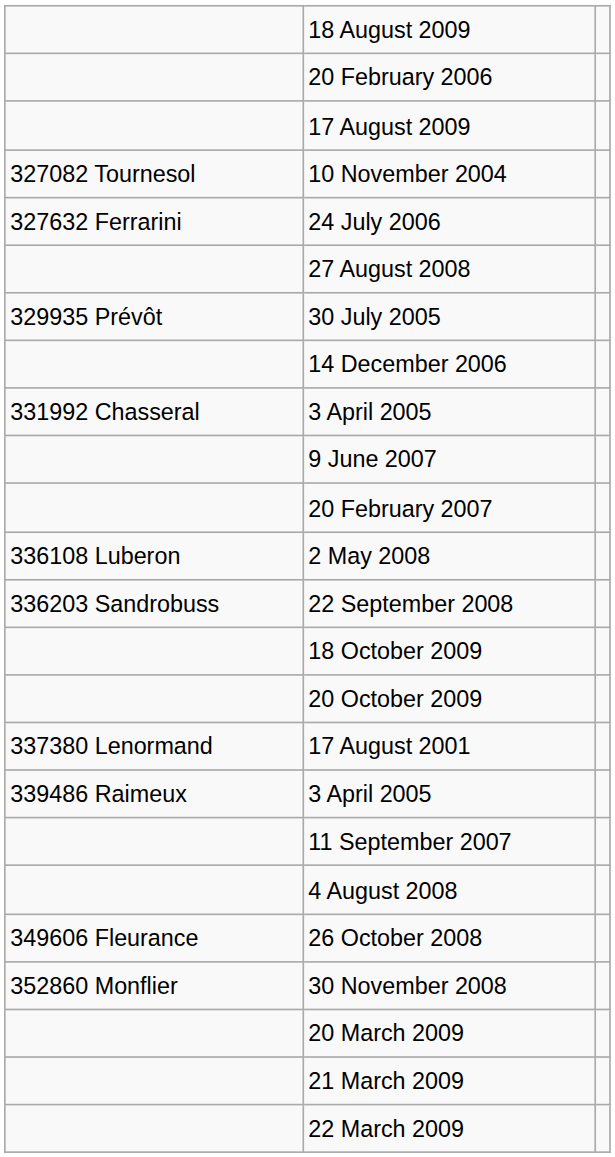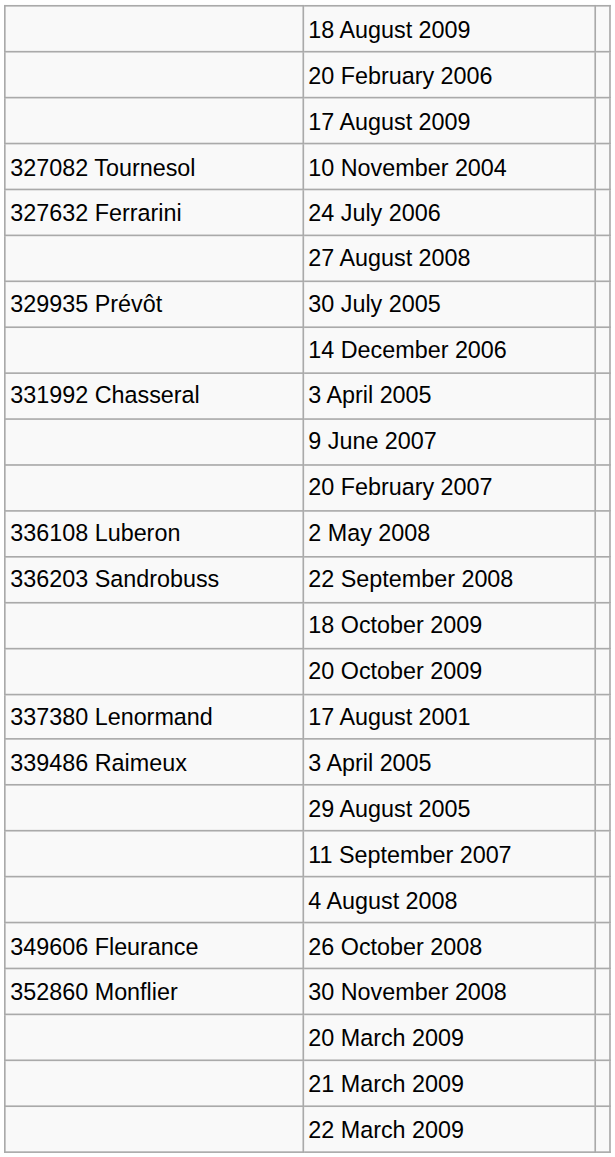+ row: (154, 808)
